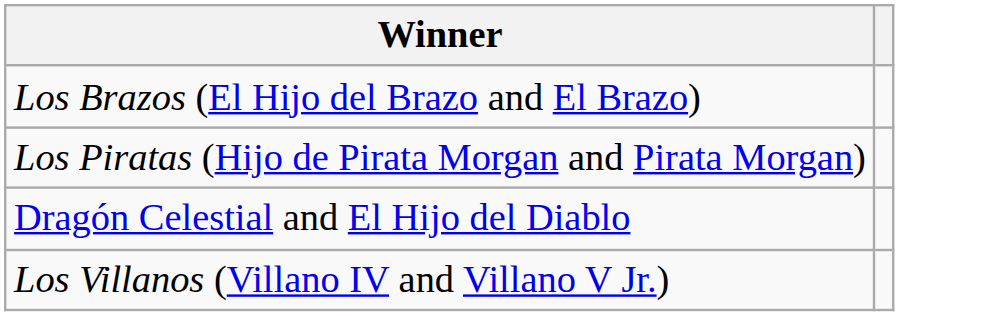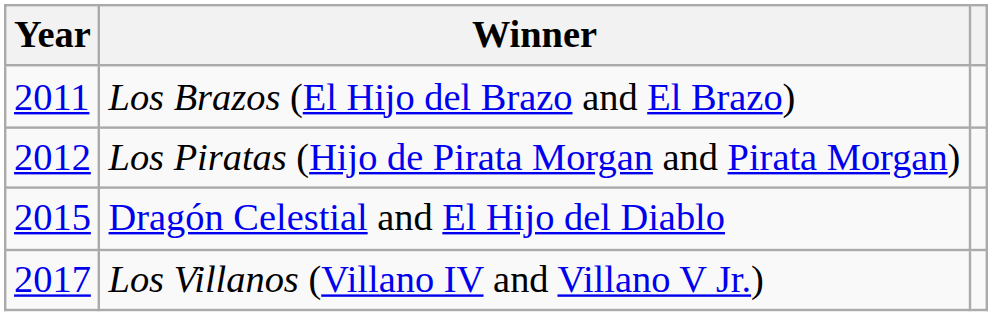+ column: (52, 34)
